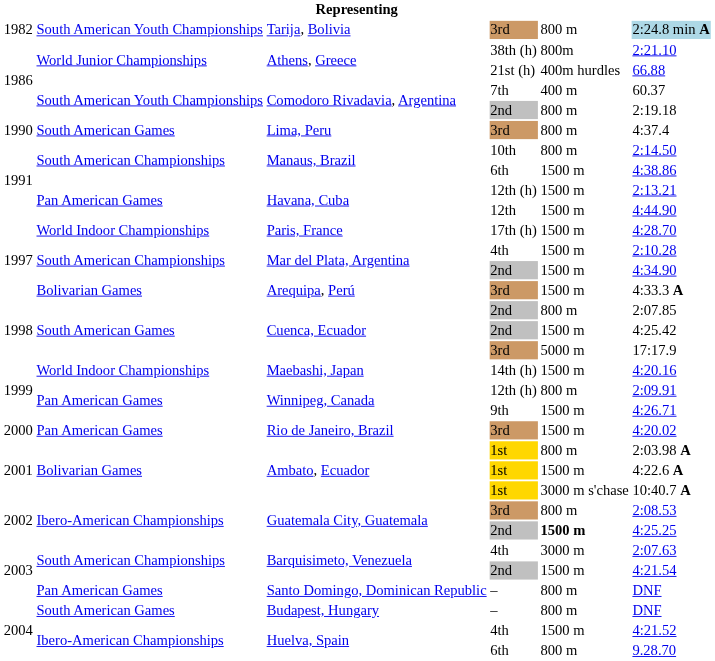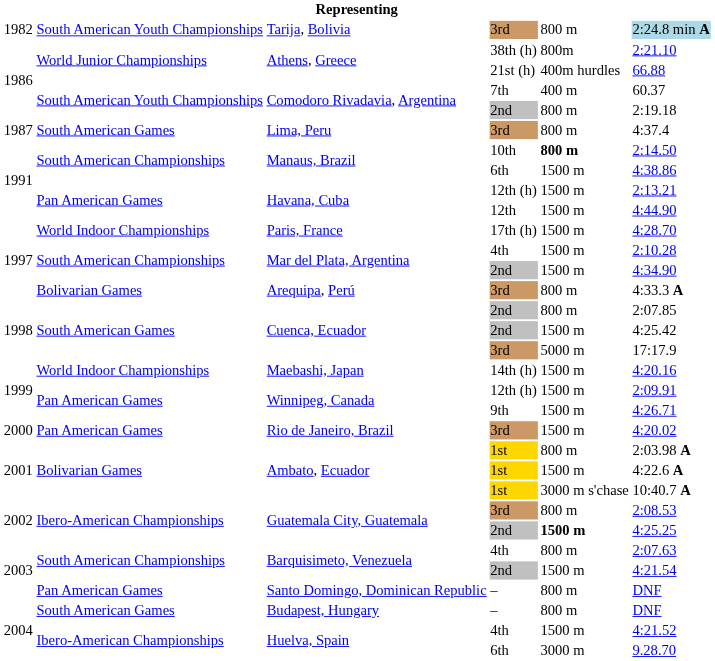(18, 130) 1990 -> (18, 130) 1987
(559, 150) normal -> (559, 150) bold
(562, 290) 1500 m -> (559, 290) 800 m
(559, 390) 800 m -> (562, 390) 1500 m
(562, 550) 3000 m -> (559, 550) 800 m
(559, 650) 800 m -> (562, 650) 3000 m
